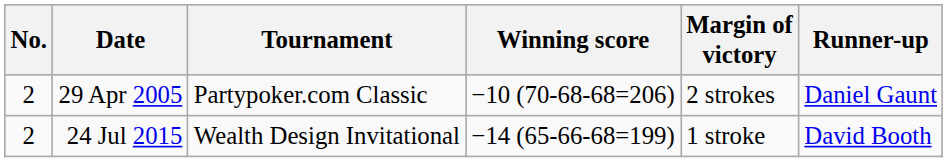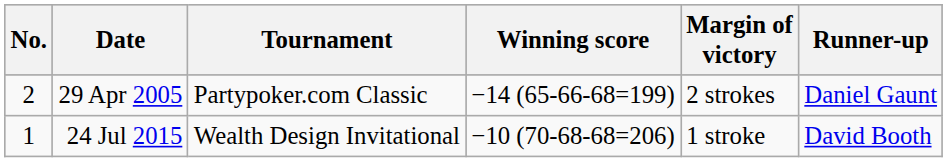(573, 95) −10 (70-68-68=206) -> (573, 95) −14 (65-66-68=199)
(29, 136) 2 -> (29, 136) 1
(573, 136) −14 (65-66-68=199) -> (573, 136) −10 (70-68-68=206)
